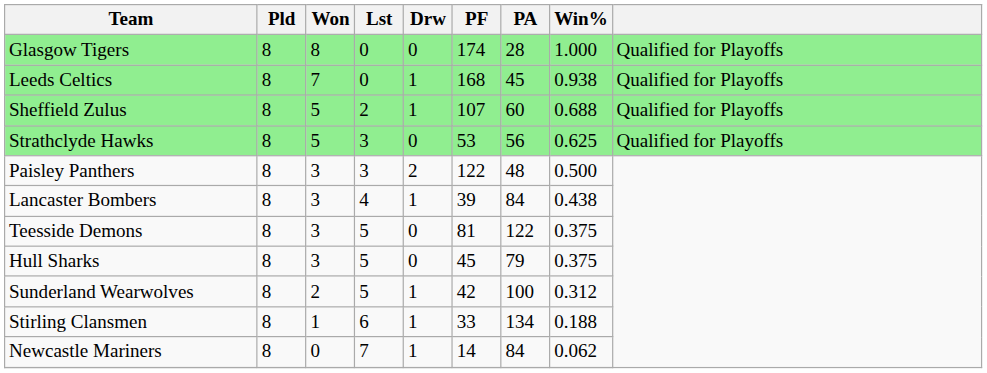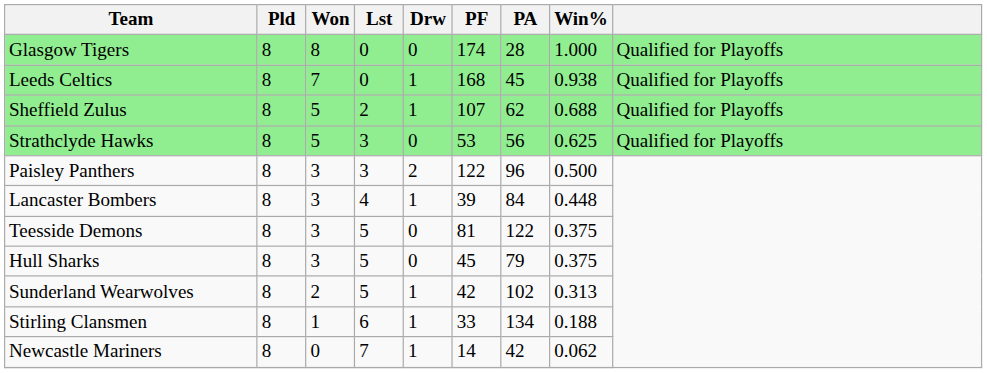(515, 110) 60 -> (515, 110) 62
(515, 170) 48 -> (515, 170) 96
(576, 200) 0.438 -> (576, 200) 0.448
(520, 291) 100 -> (520, 291) 102
(576, 291) 0.312 -> (576, 291) 0.313
(515, 351) 84 -> (515, 351) 42
